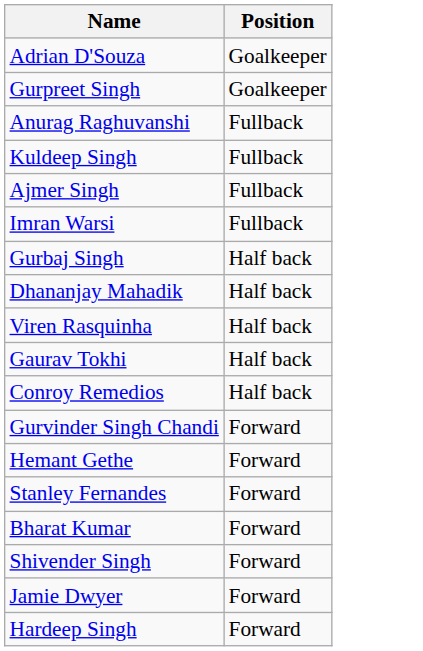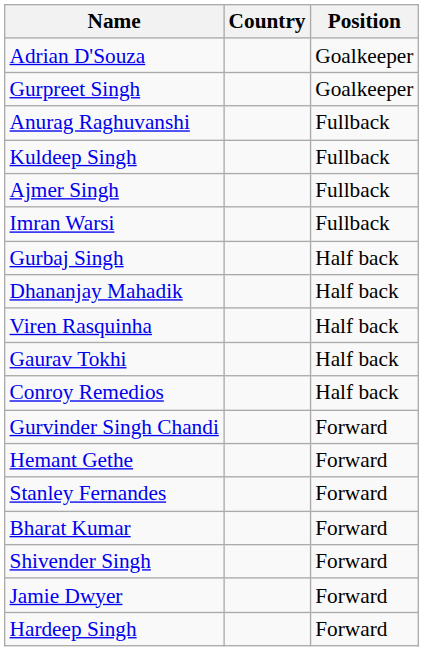+ column: (267, 21)
